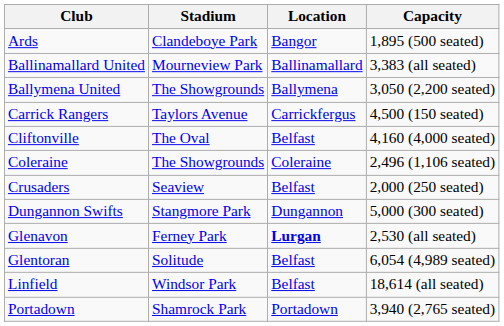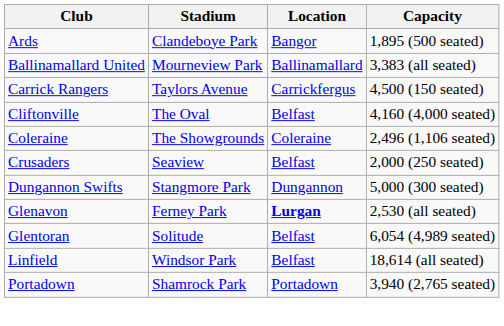- row: (64, 89)
